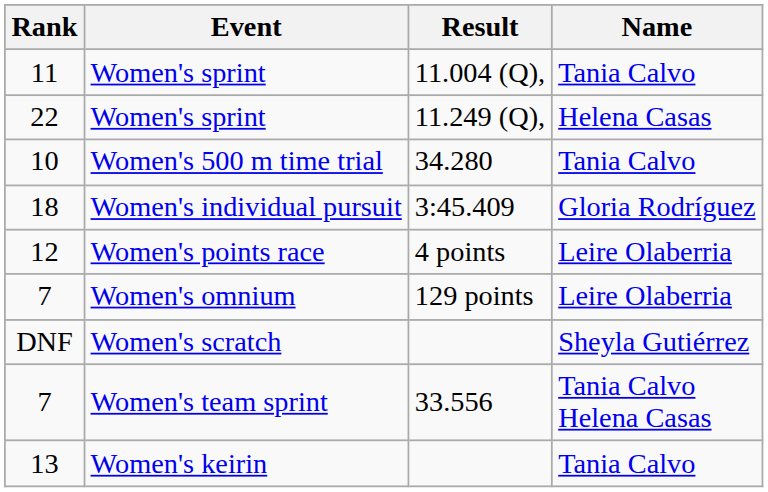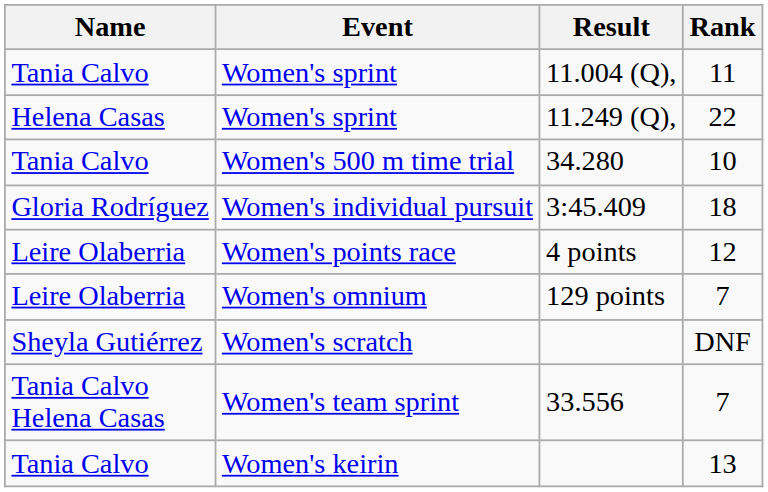columns swapped: (657, 26) <-> (44, 26)
